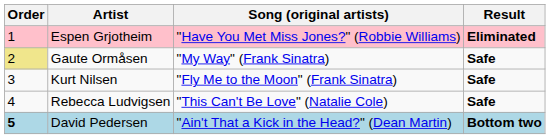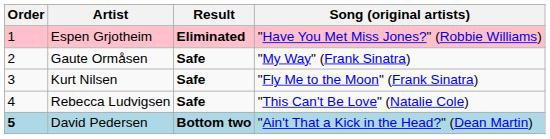columns swapped: (319, 15) <-> (504, 15)
(11, 58) khaki background -> (11, 58) no background
